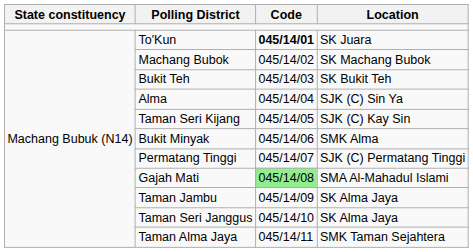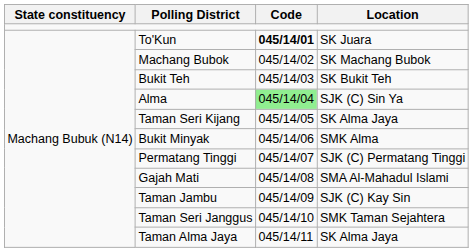(286, 99) no background -> (286, 99) lightgreen background
(365, 118) SJK (C) Kay Sin -> (359, 118) SK Alma Jaya
(286, 178) lightgreen background -> (286, 178) no background
(359, 197) SK Alma Jaya -> (365, 197) SJK (C) Kay Sin
(359, 217) SK Alma Jaya -> (382, 217) SMK Taman Sejahtera
(382, 237) SMK Taman Sejahtera -> (359, 237) SK Alma Jaya
